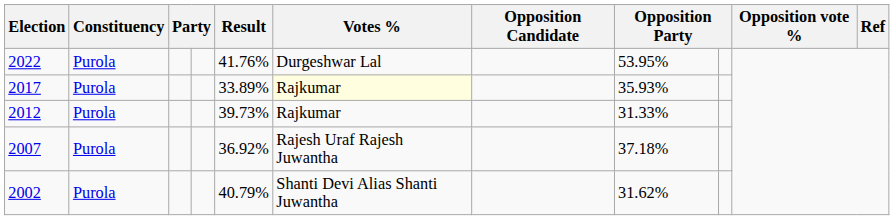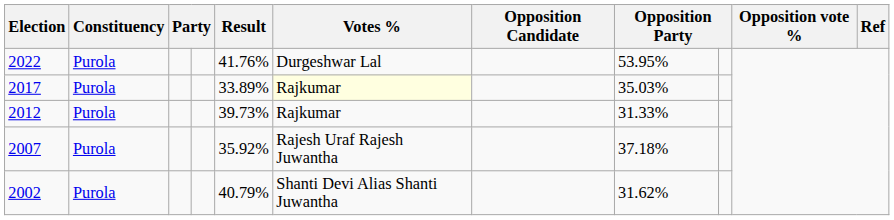(643, 87) 35.93% -> (643, 87) 35.03%
(244, 148) 36.92% -> (244, 148) 35.92%
